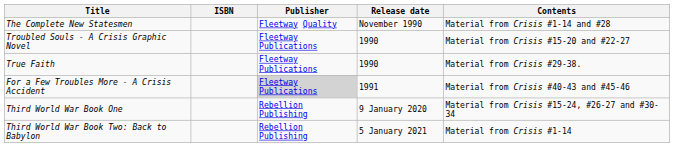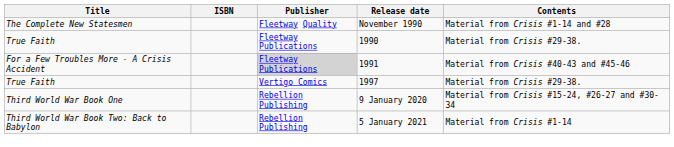- row: (86, 42)
+ row: (30, 82)
